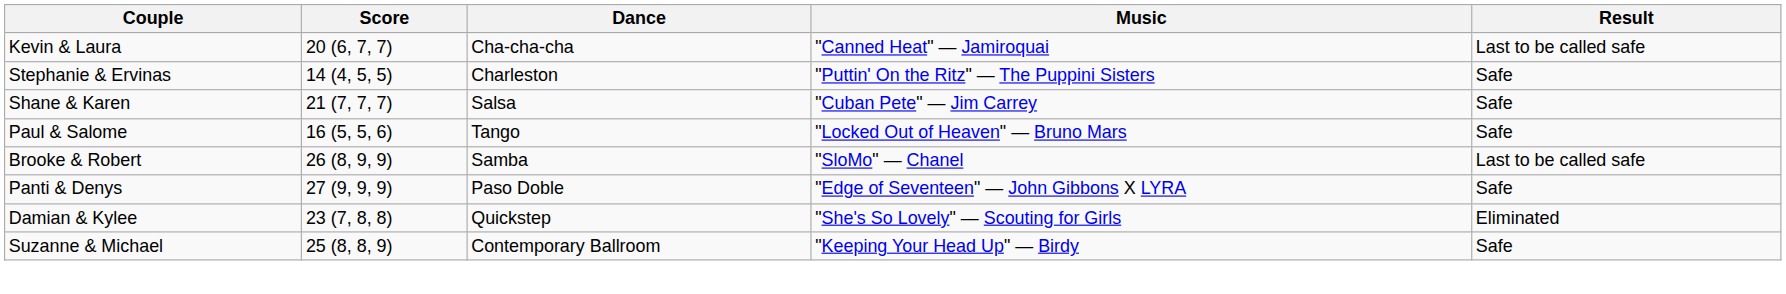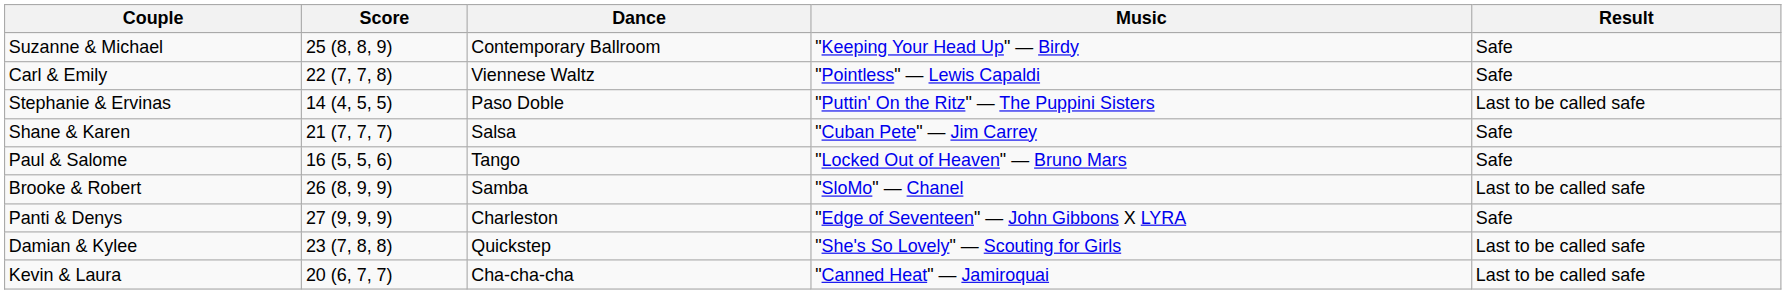rows swapped: (65, 47) <-> (86, 246)
+ row: (58, 75)
(515, 75) Charleston -> (518, 103) Paso Doble
(1494, 75) Safe -> (1560, 103) Last to be called safe
(518, 189) Paso Doble -> (515, 217) Charleston
(1518, 217) Eliminated -> (1560, 246) Last to be called safe
